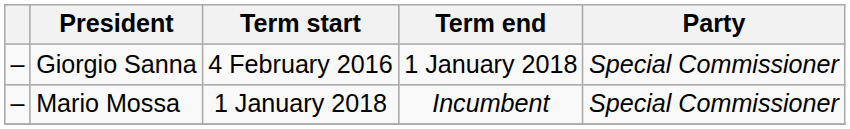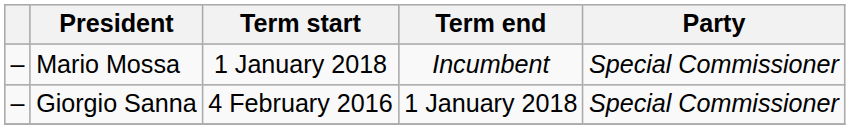rows swapped: (116, 64) <-> (108, 104)
